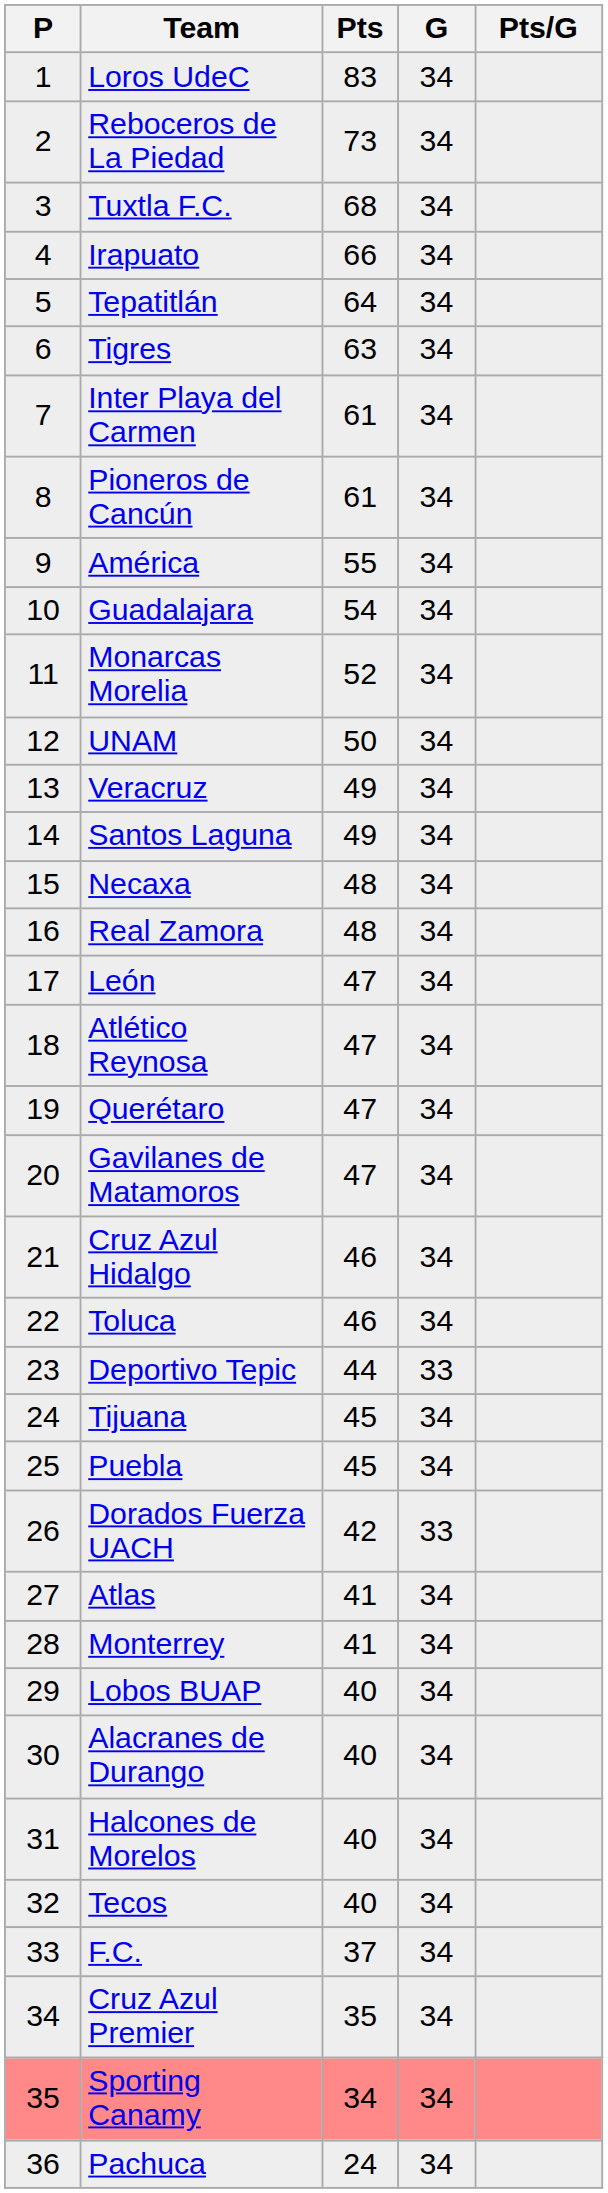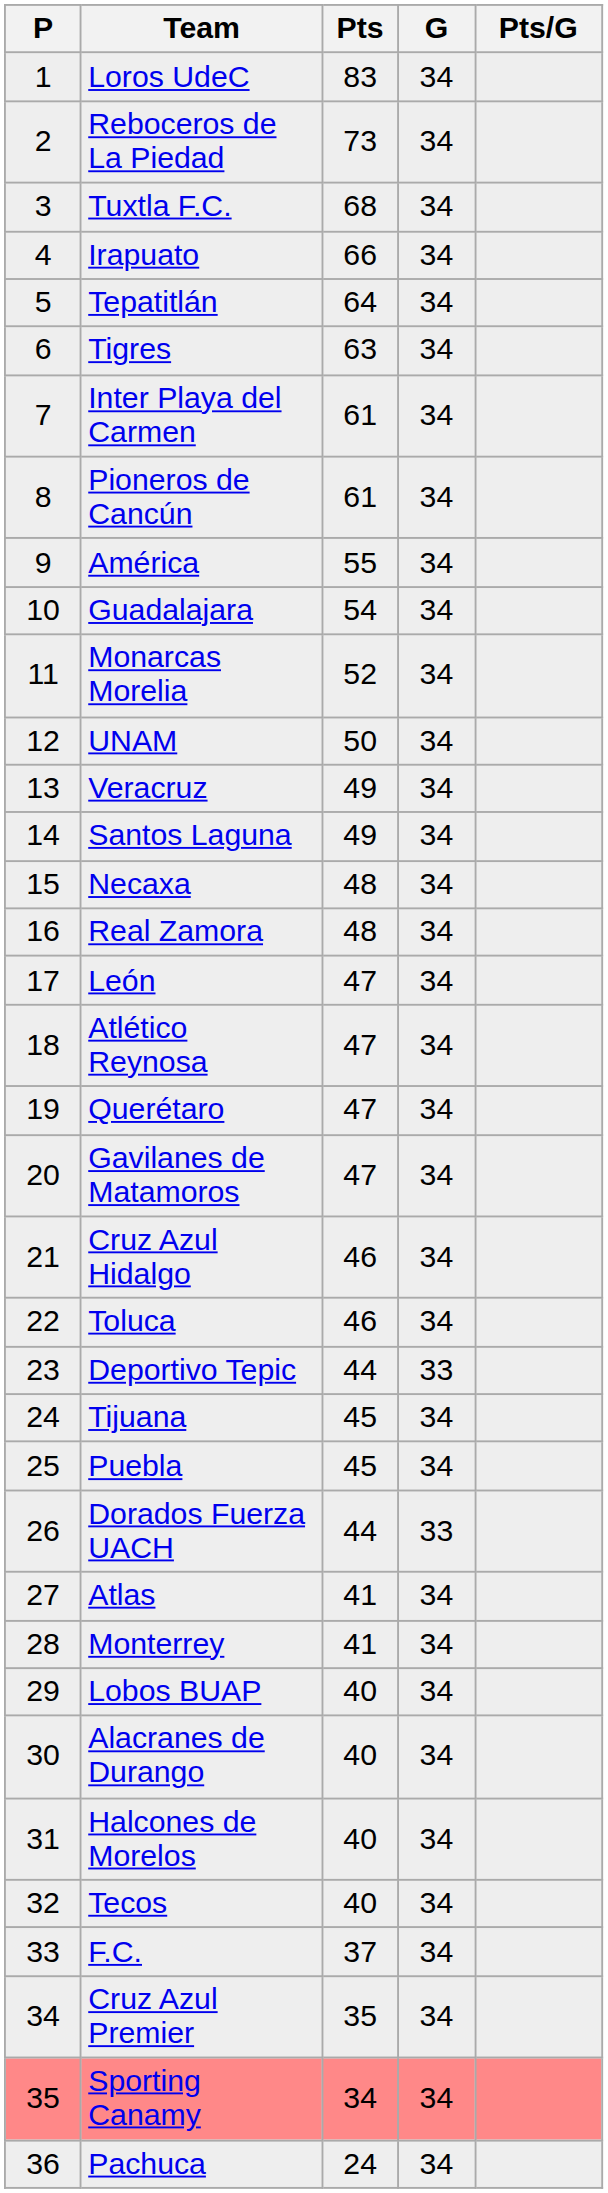(360, 1530) 42 -> (360, 1530) 44
